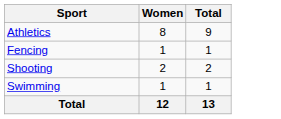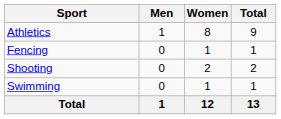+ column: (162, 13)
